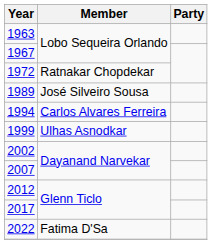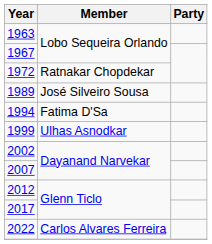(103, 111) Carlos Alvares Ferreira -> (74, 111) Fatima D'Sa
(74, 229) Fatima D'Sa -> (103, 229) Carlos Alvares Ferreira
